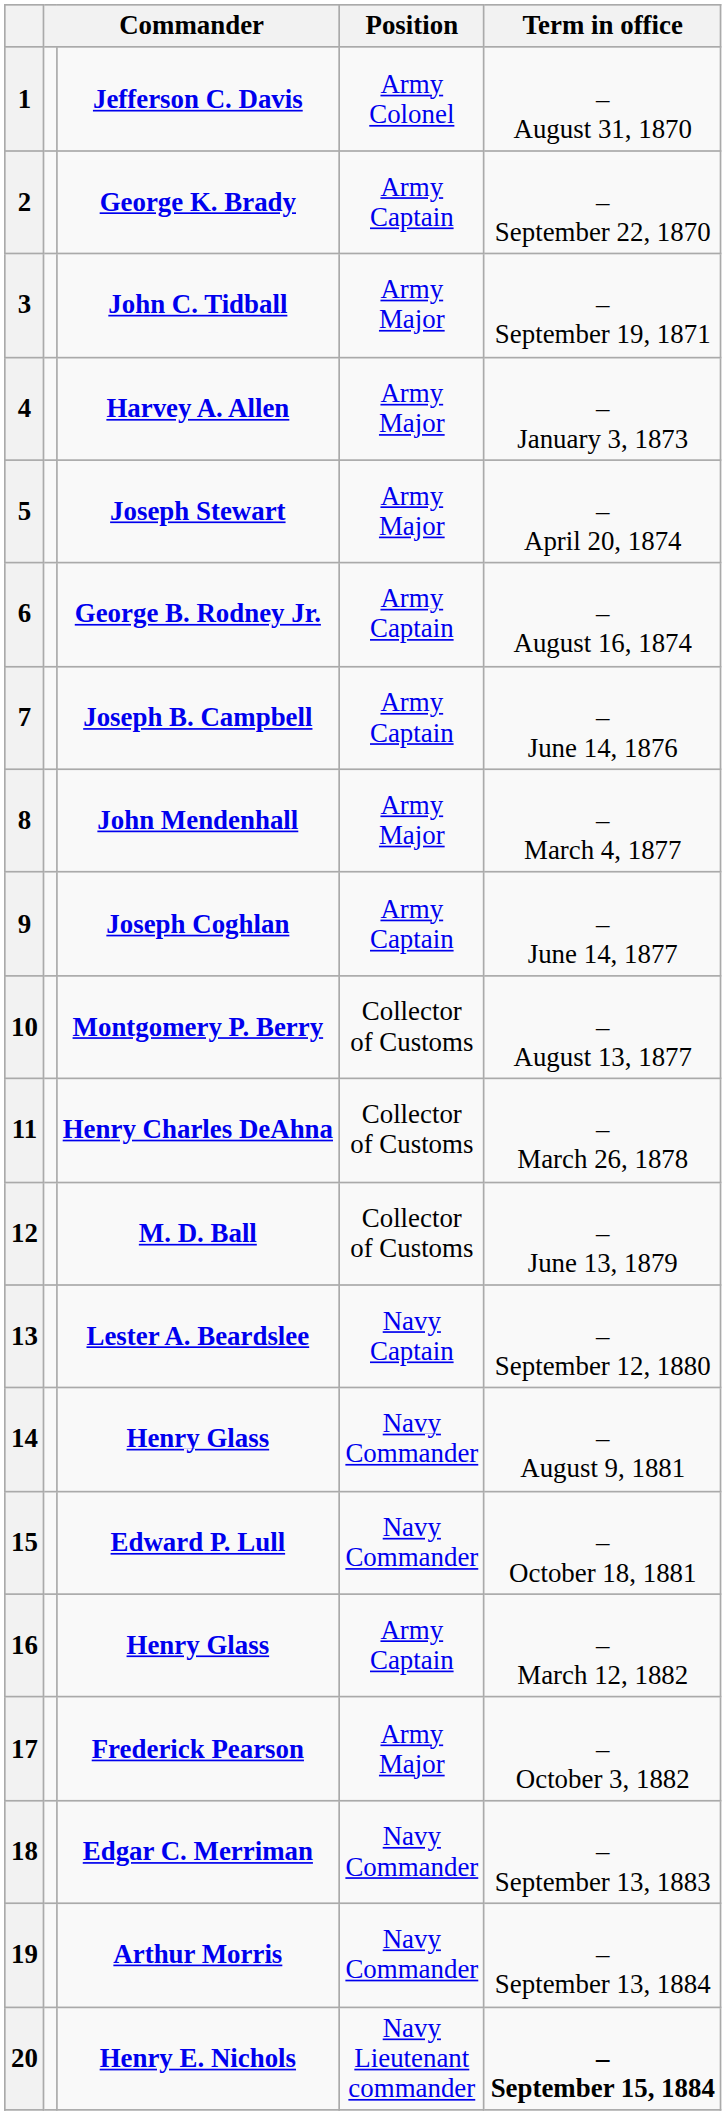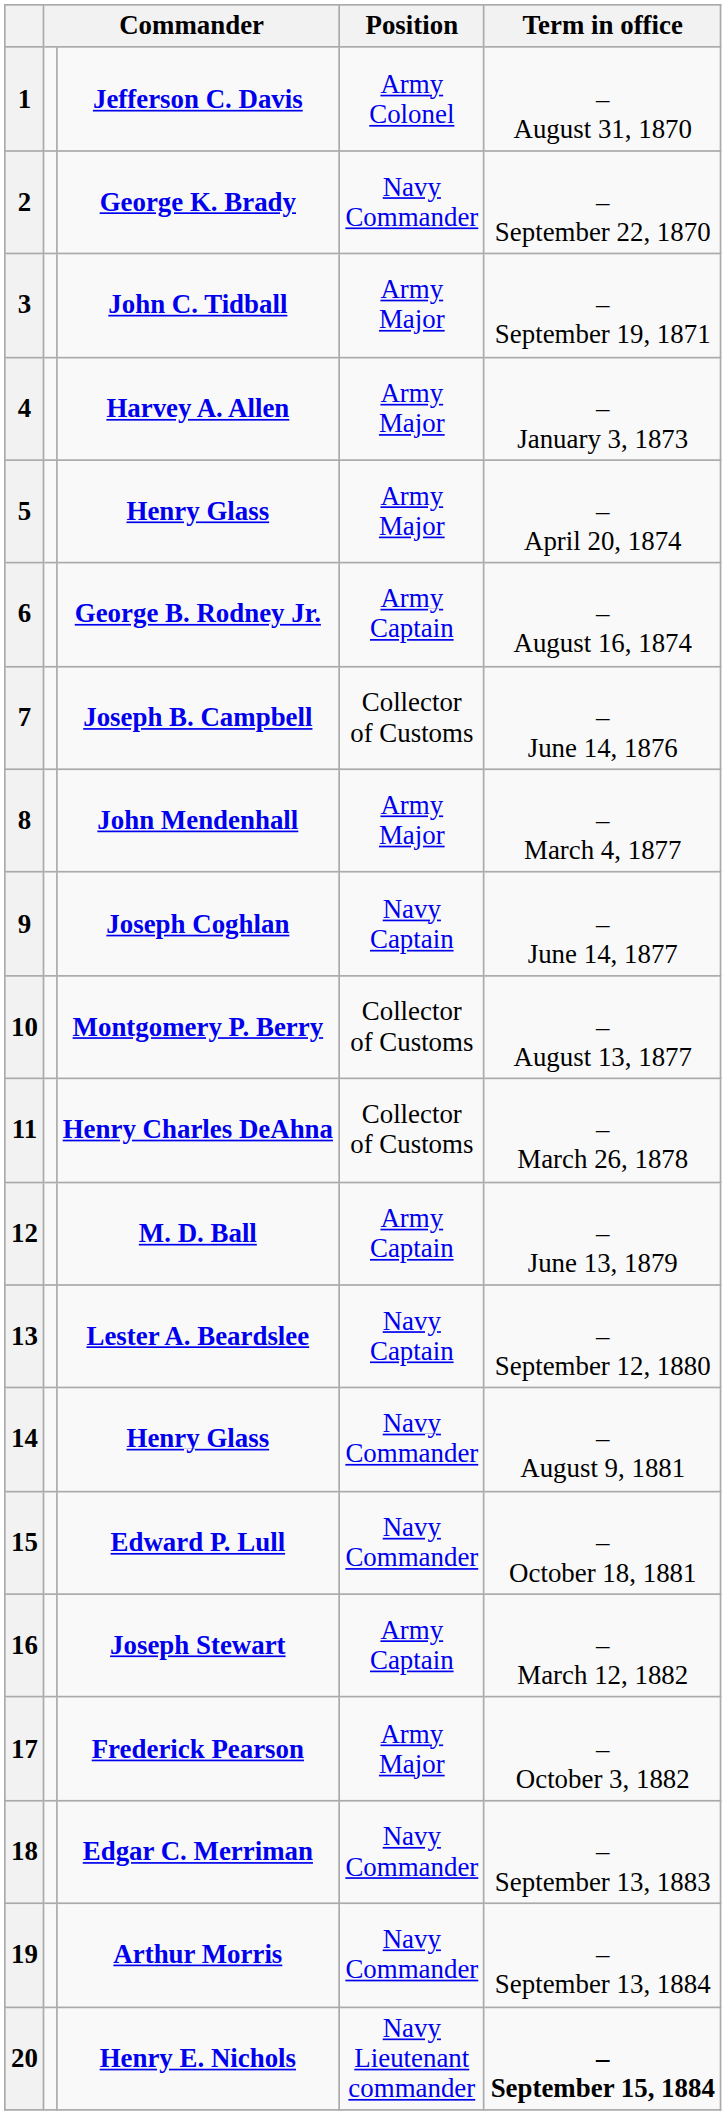(412, 201) Army Captain -> (412, 201) Navy Commander
(198, 511) Joseph Stewart -> (198, 511) Henry Glass
(412, 717) Army Captain -> (412, 717) Collector of Customs
(412, 923) Army Captain -> (412, 923) Navy Captain
(412, 1232) Collector of Customs -> (412, 1232) Army Captain
(198, 1645) Henry Glass -> (198, 1645) Joseph Stewart
